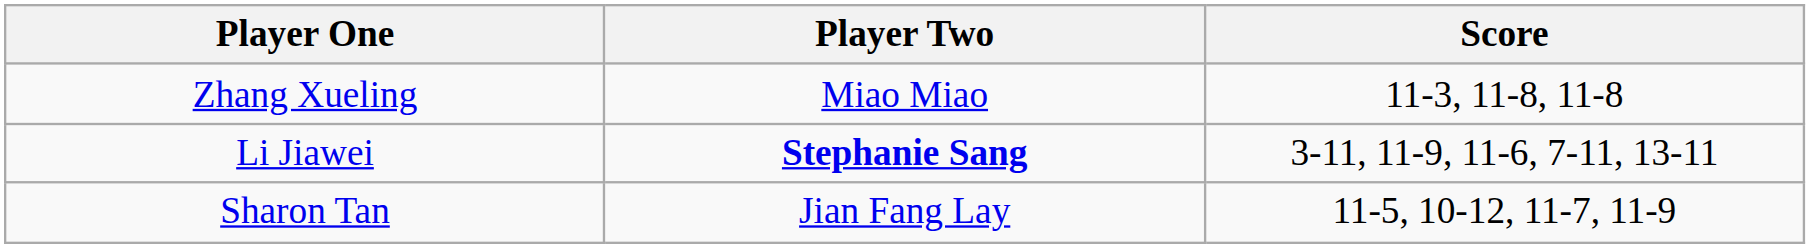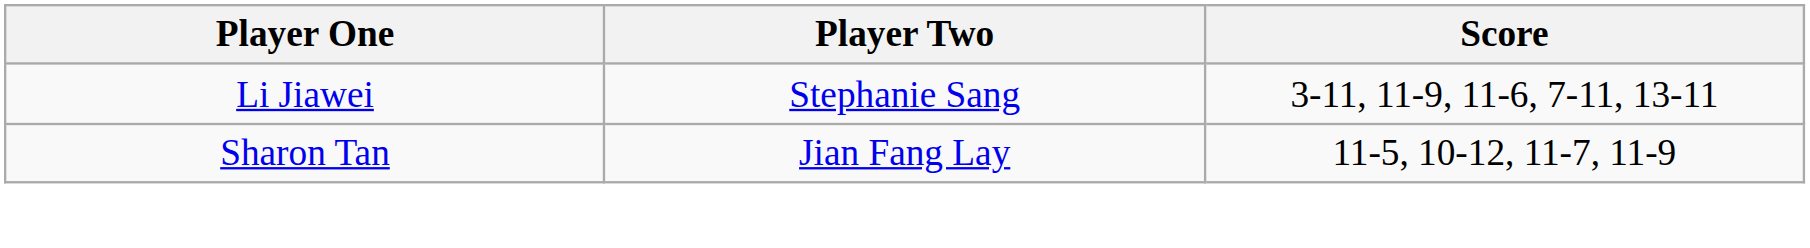- row: (305, 93)
(905, 152) bold -> (905, 93) normal
